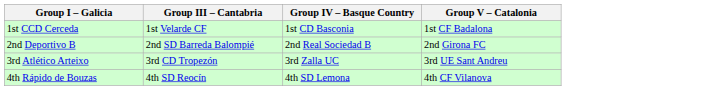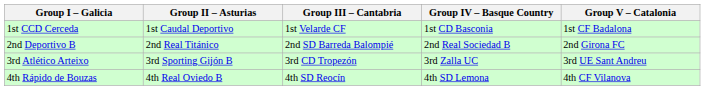+ column: (213, 12)
